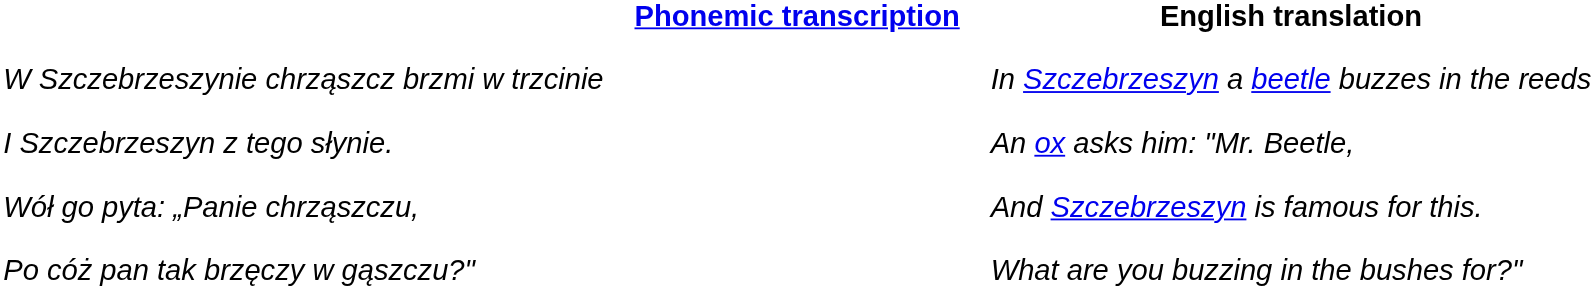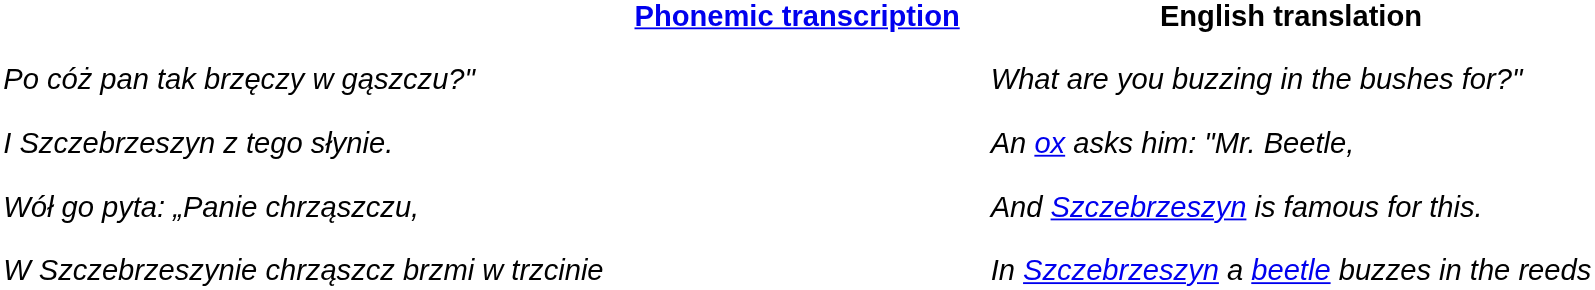rows swapped: (303, 79) <-> (239, 270)
